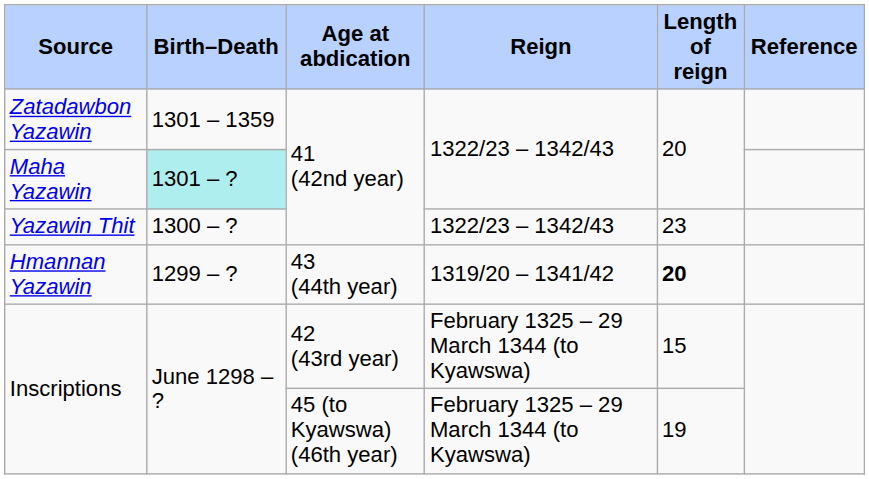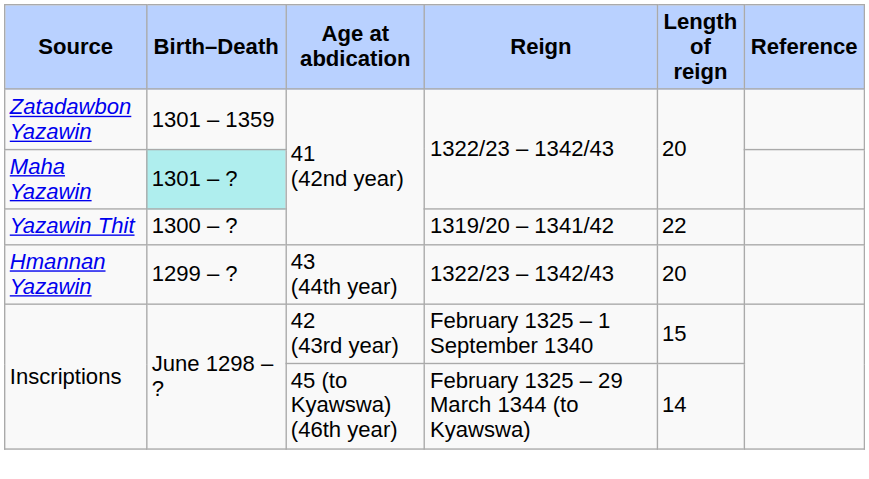(522, 226) 1322/23 – 1342/43 -> (522, 226) 1319/20 – 1341/42
(674, 226) 23 -> (674, 226) 22
(522, 273) 1319/20 – 1341/42 -> (522, 273) 1322/23 – 1342/43
(674, 273) bold -> (674, 273) normal
(526, 346) February 1325 – 29 March 1344 (to Kyawswa) -> (520, 333) February 1325 – 1 September 1340
(674, 430) 19 -> (674, 405) 14
